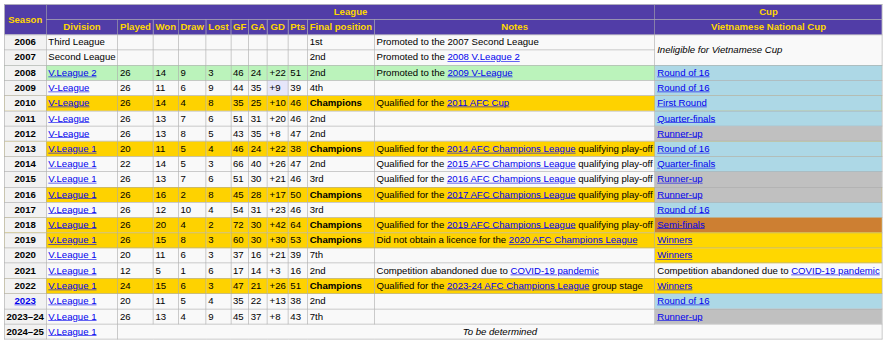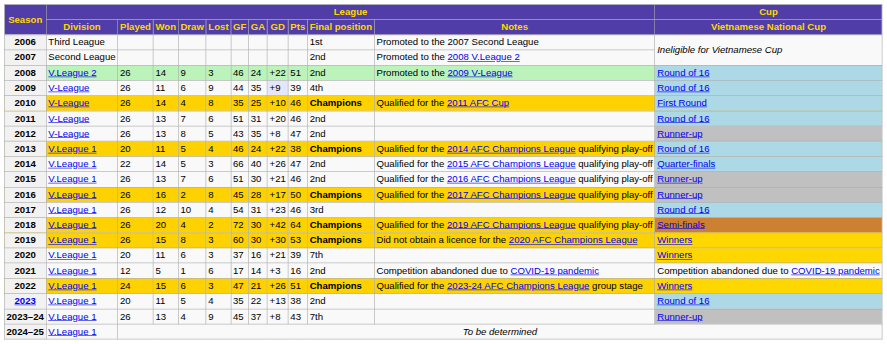(686, 118) Quarter-finals -> (683, 118) Round of 16
(317, 179) 3rd -> (318, 179) 2nd
